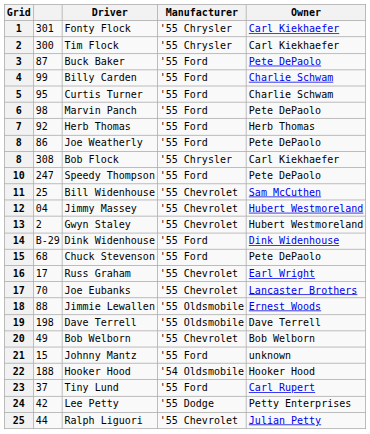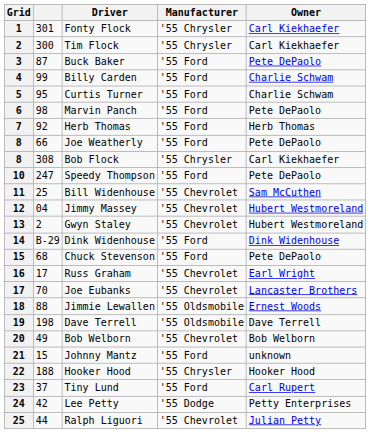(42, 143) 86 -> (42, 143) 66
(202, 371) '54 Oldsmobile -> (196, 371) '55 Chrysler
